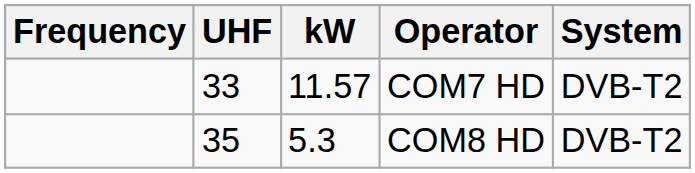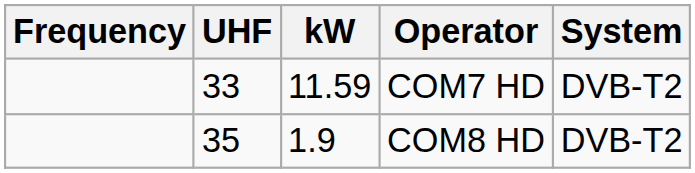(330, 85) 11.57 -> (330, 85) 11.59
(312, 140) 5.3 -> (312, 140) 1.9
